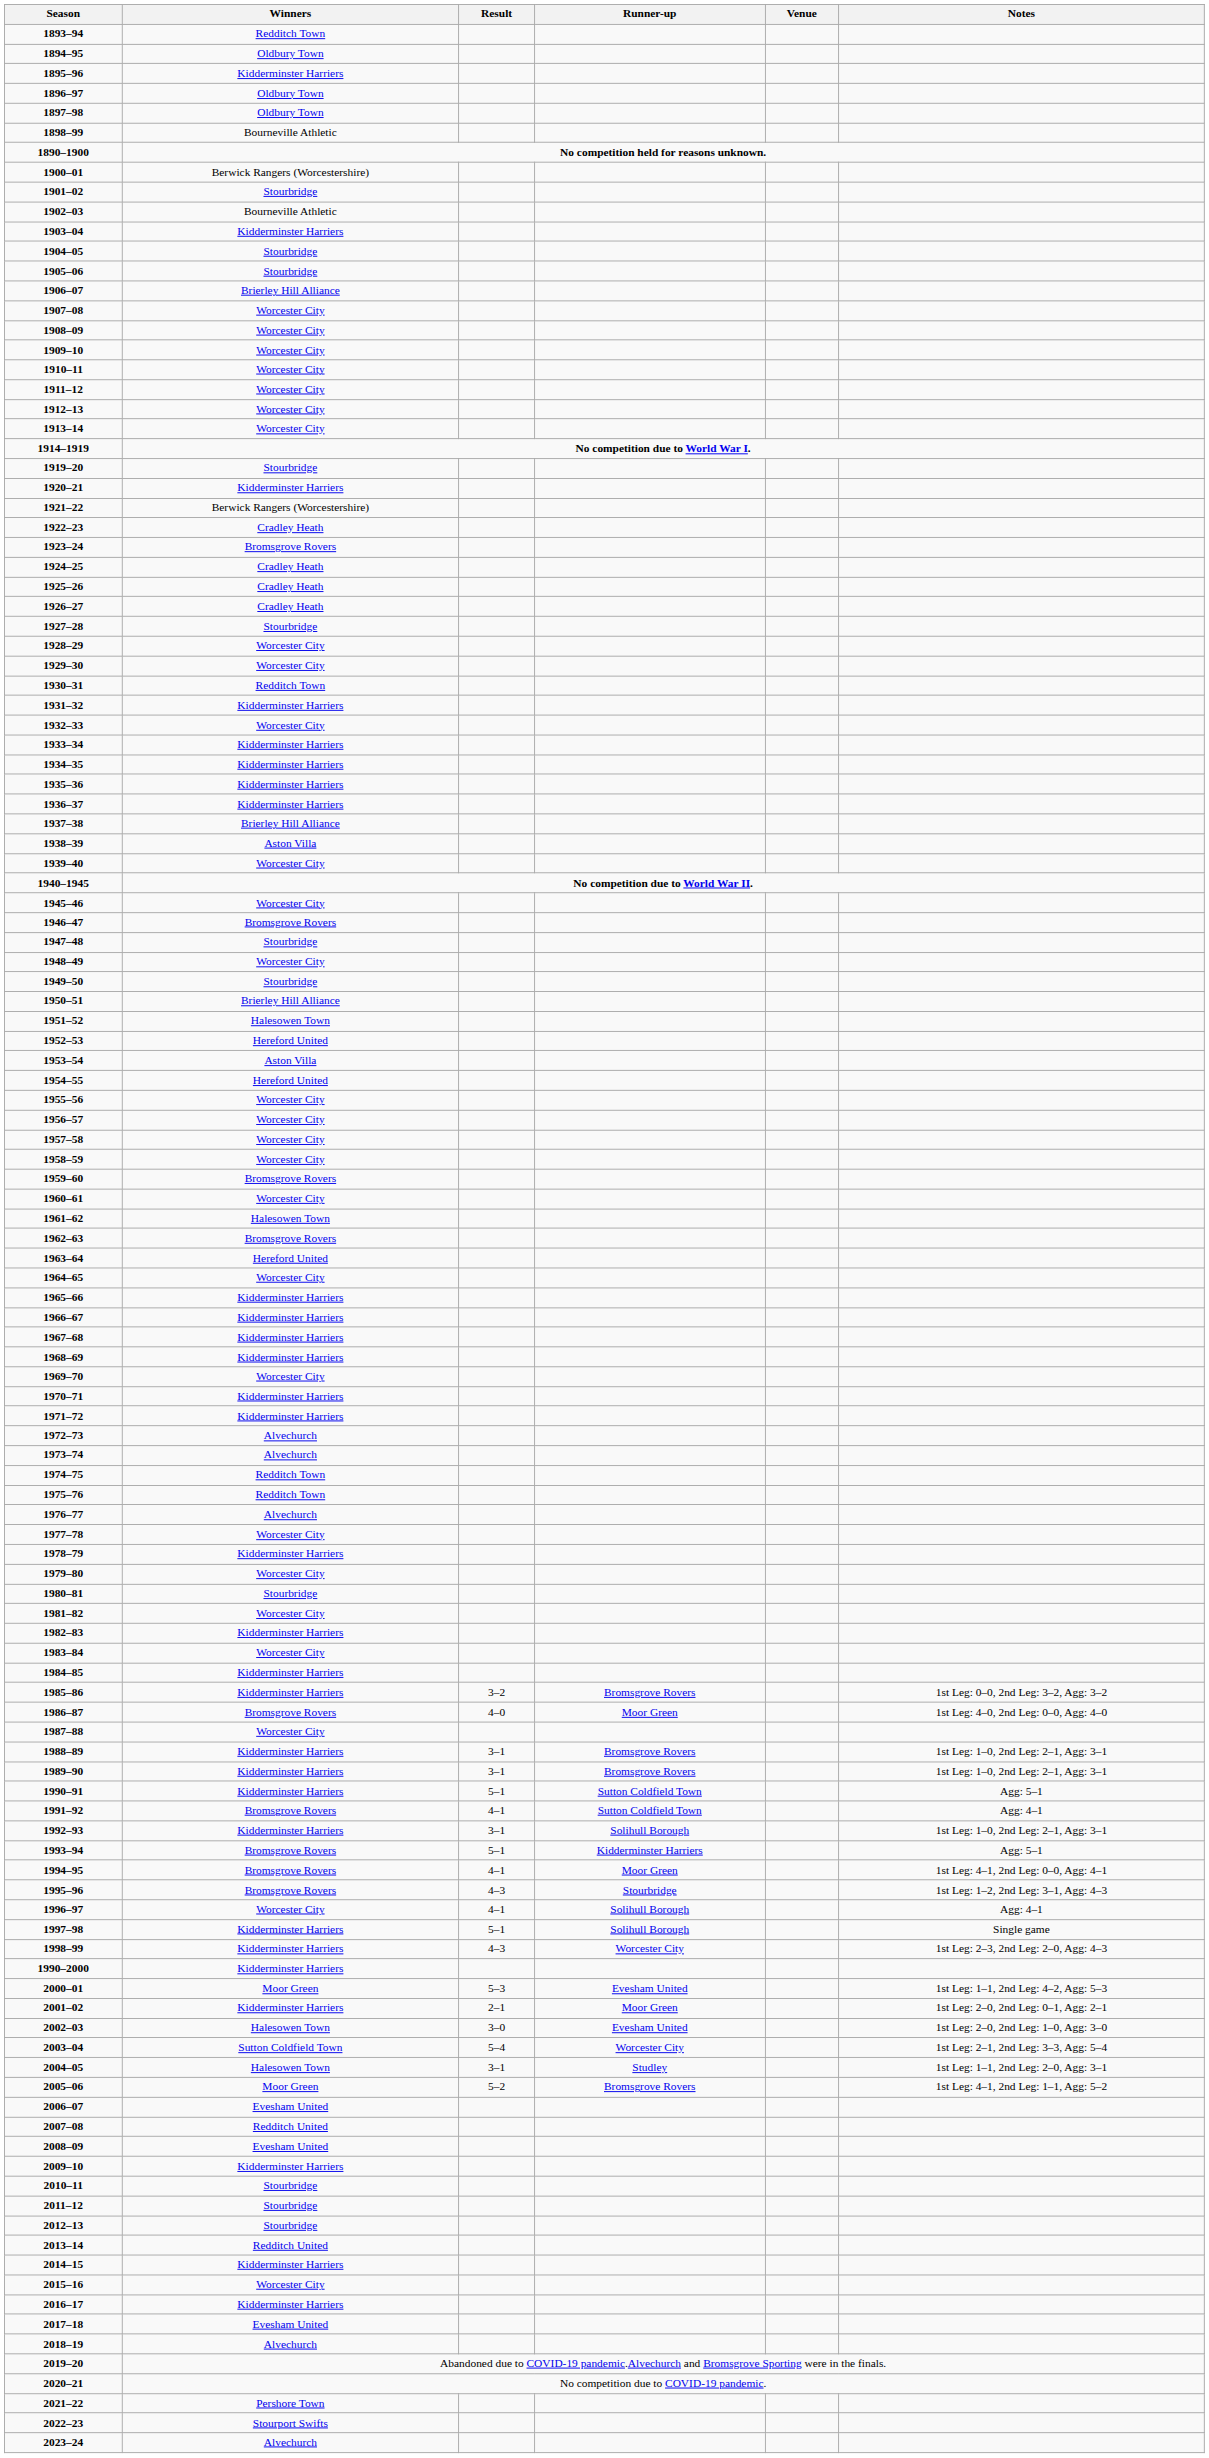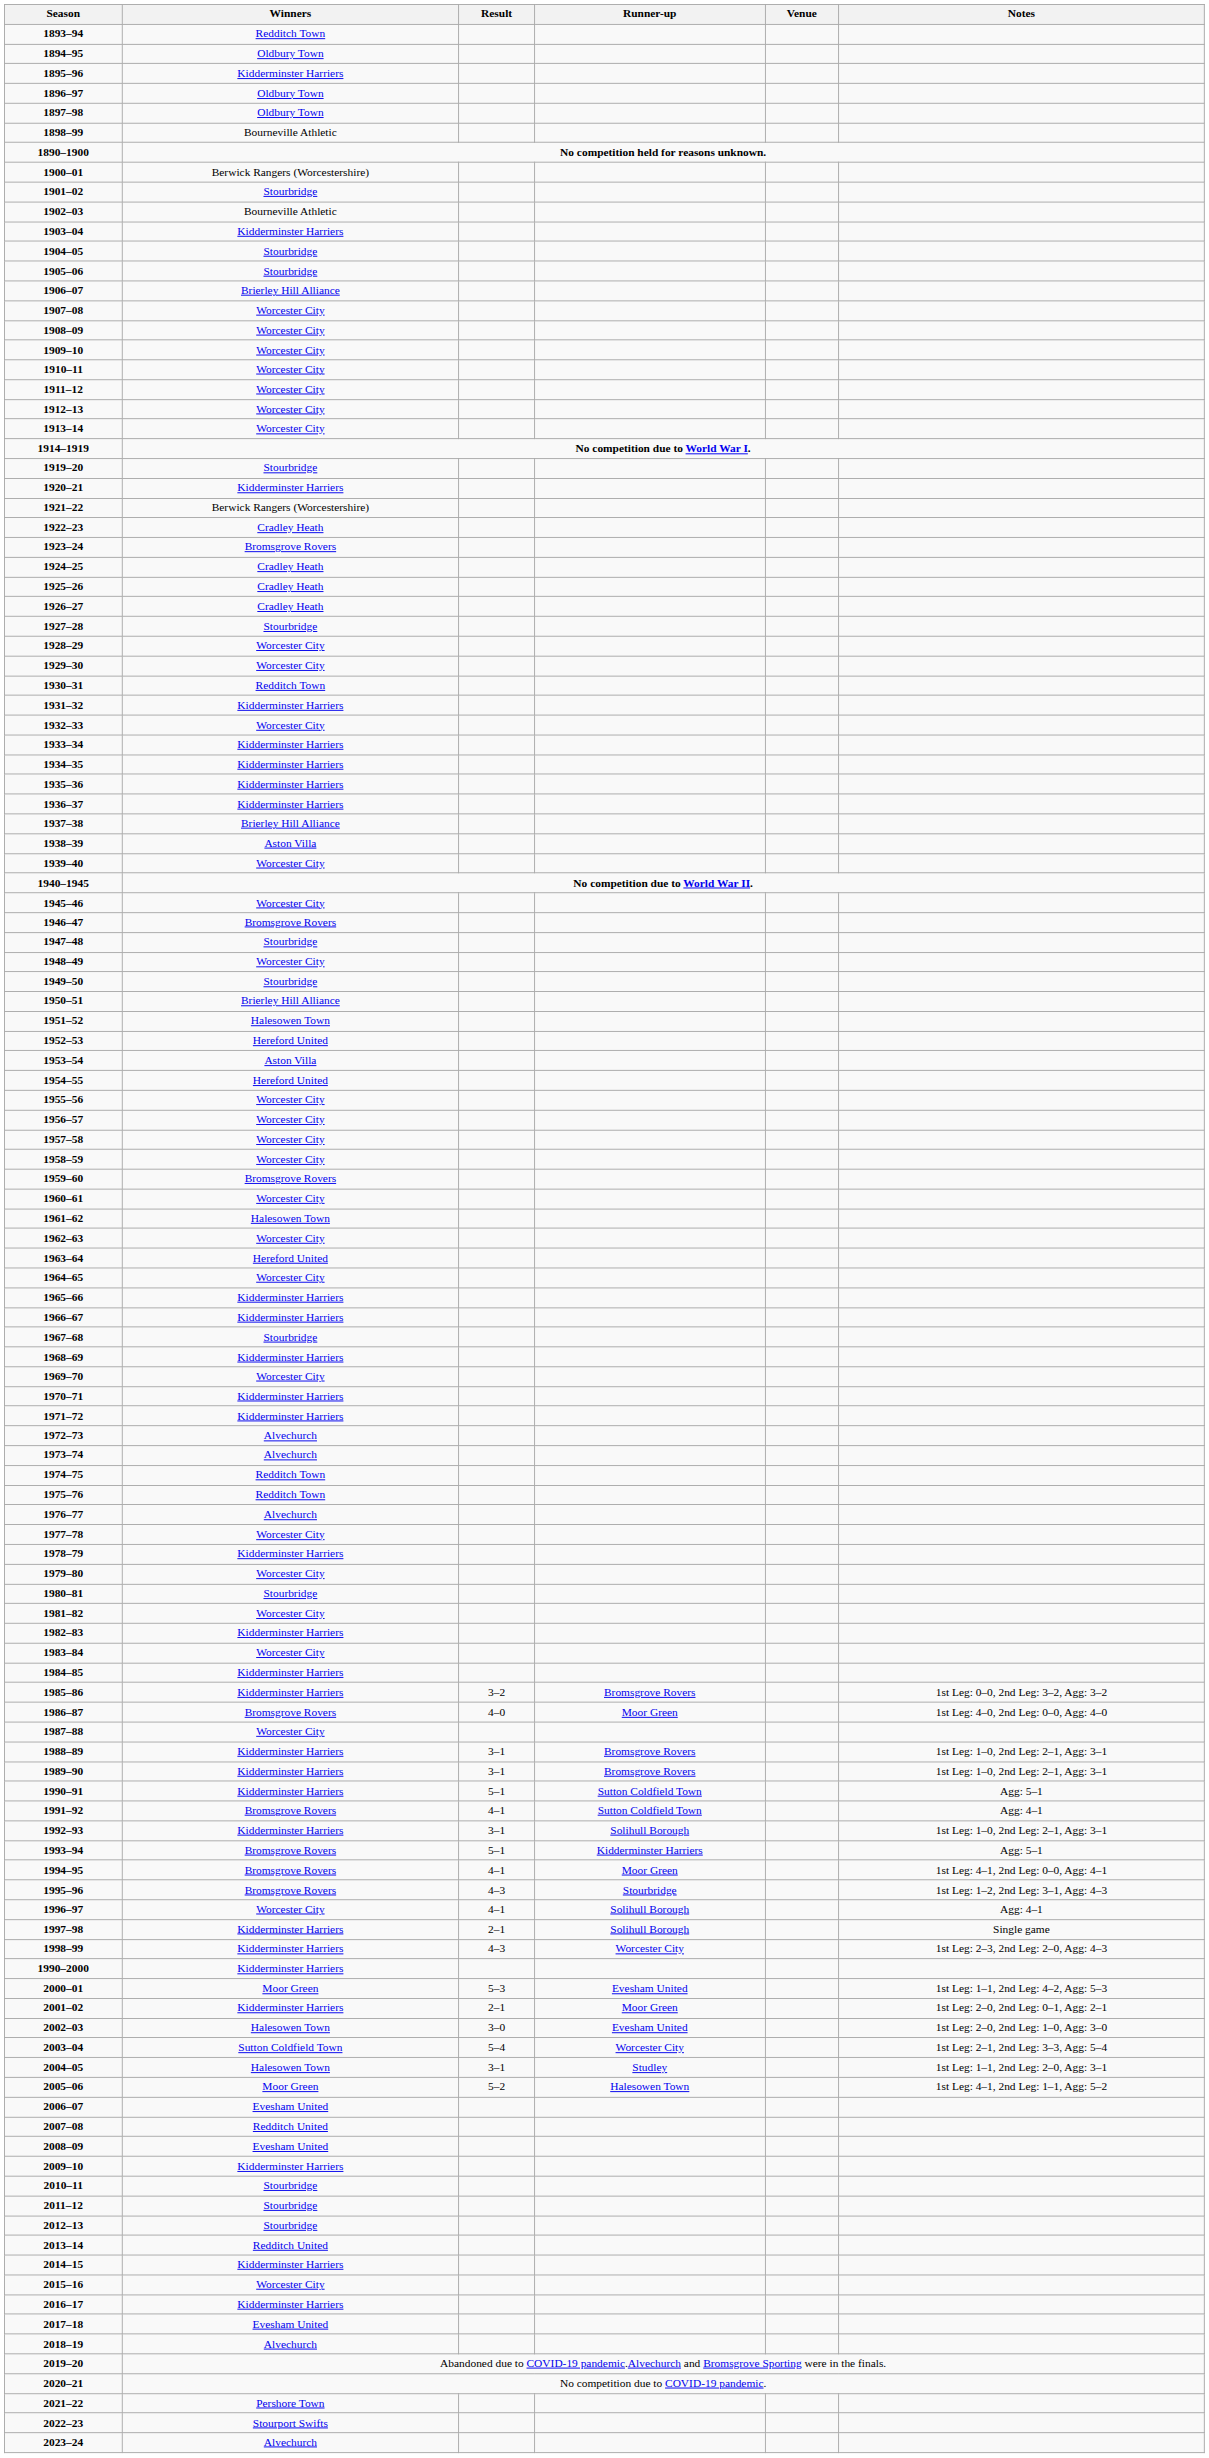(290, 1238) Bromsgrove Rovers -> (290, 1238) Worcester City
(290, 1337) Kidderminster Harriers -> (290, 1337) Stourbridge
(497, 1929) 5–1 -> (497, 1929) 2–1
(650, 2087) Bromsgrove Rovers -> (650, 2087) Halesowen Town
